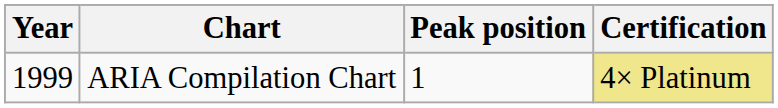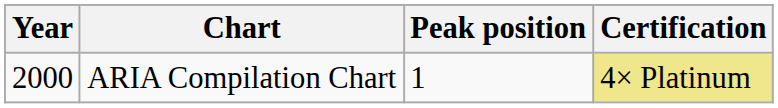(43, 77) 1999 -> (43, 77) 2000
